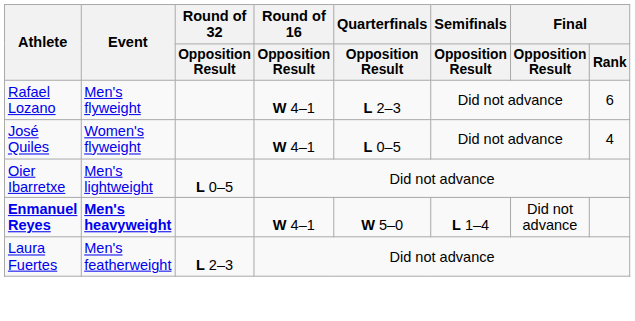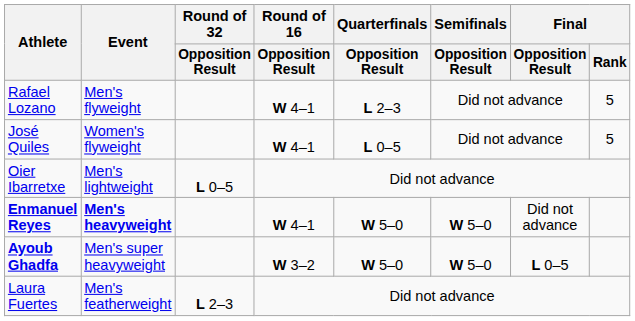(610, 100) 6 -> (610, 100) 5
(610, 140) 4 -> (610, 140) 5
(471, 226) L 1–4 -> (471, 226) W 5–0
+ row: (33, 257)
